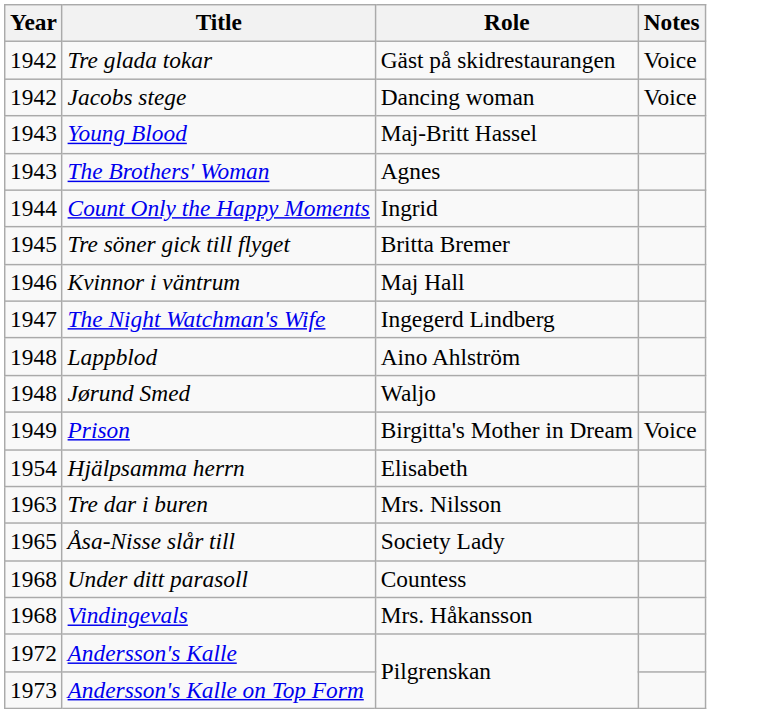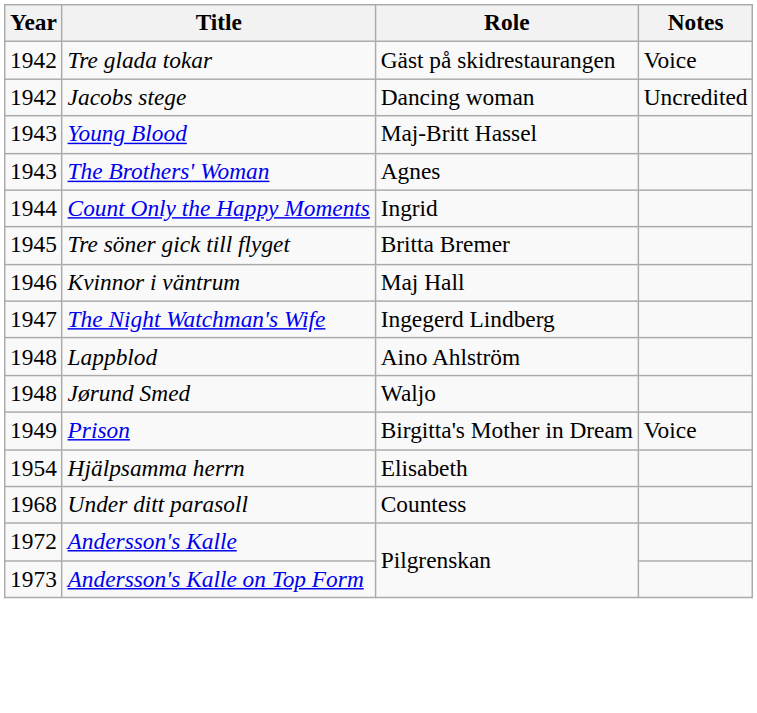(670, 97) Voice -> (696, 97) Uncredited
- row: (138, 504)
- row: (151, 541)
- row: (128, 615)
